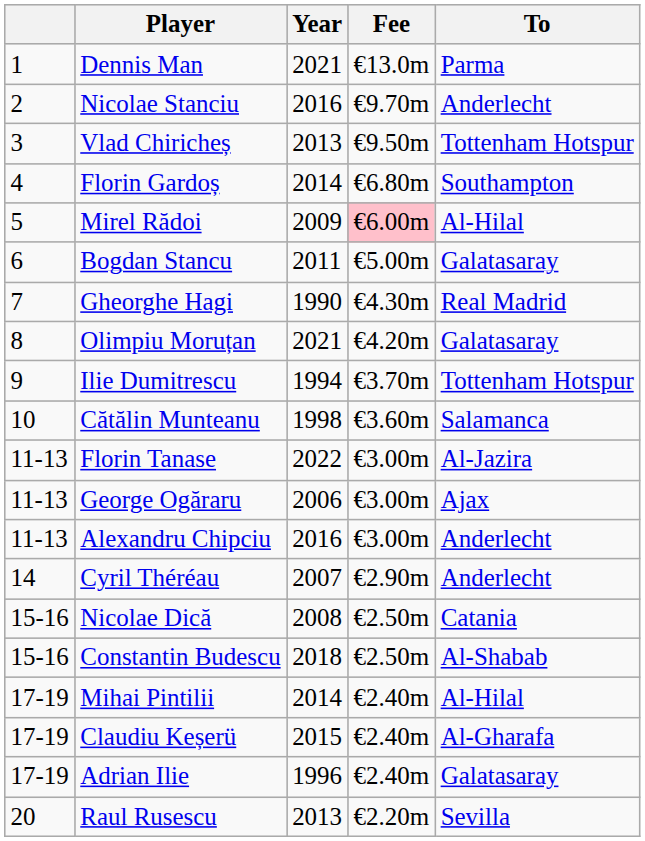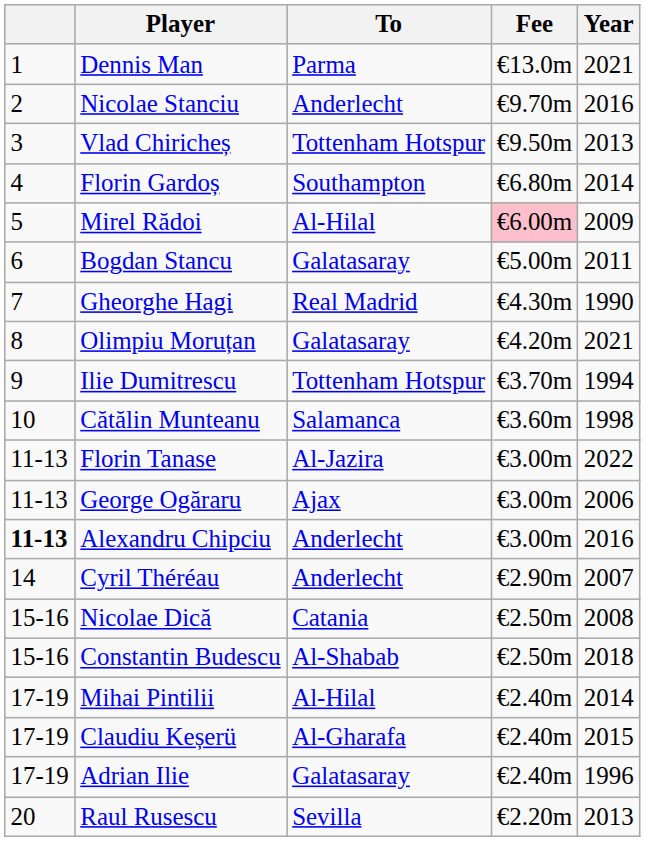columns swapped: (537, 24) <-> (317, 24)
(39, 538) normal -> (39, 538) bold
